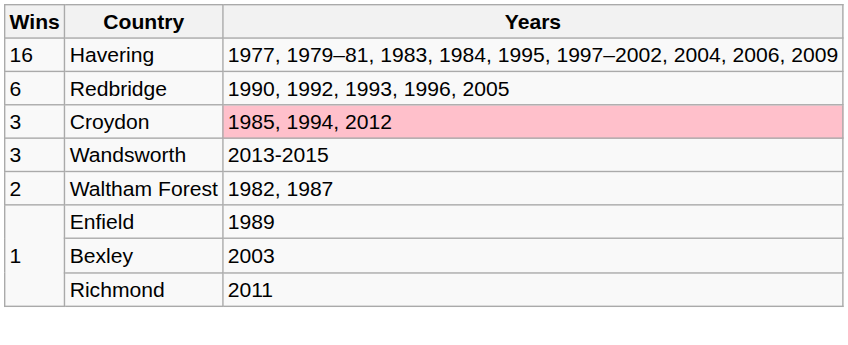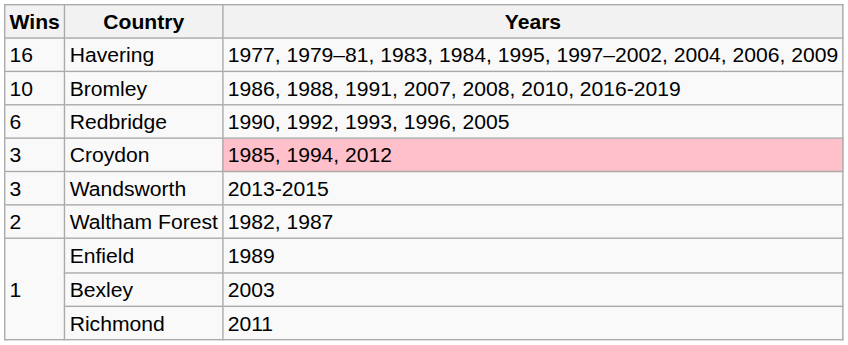+ row: (108, 88)
